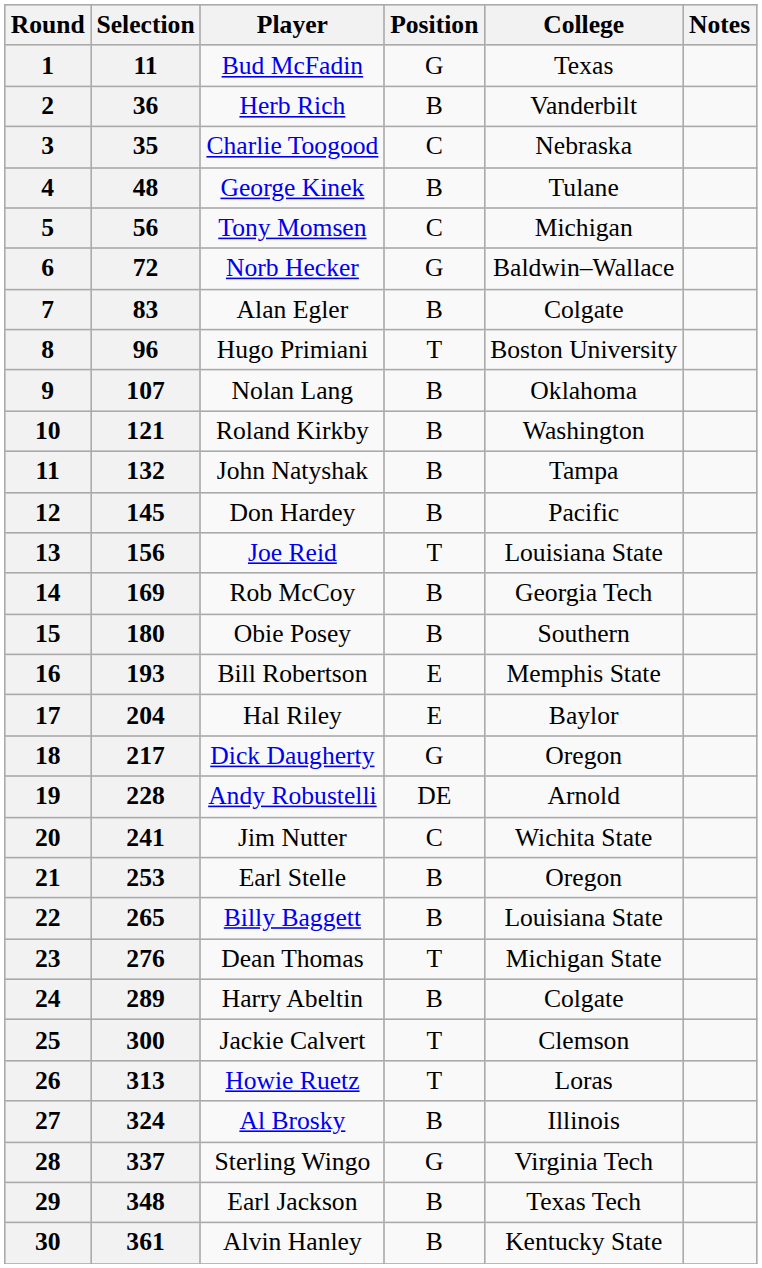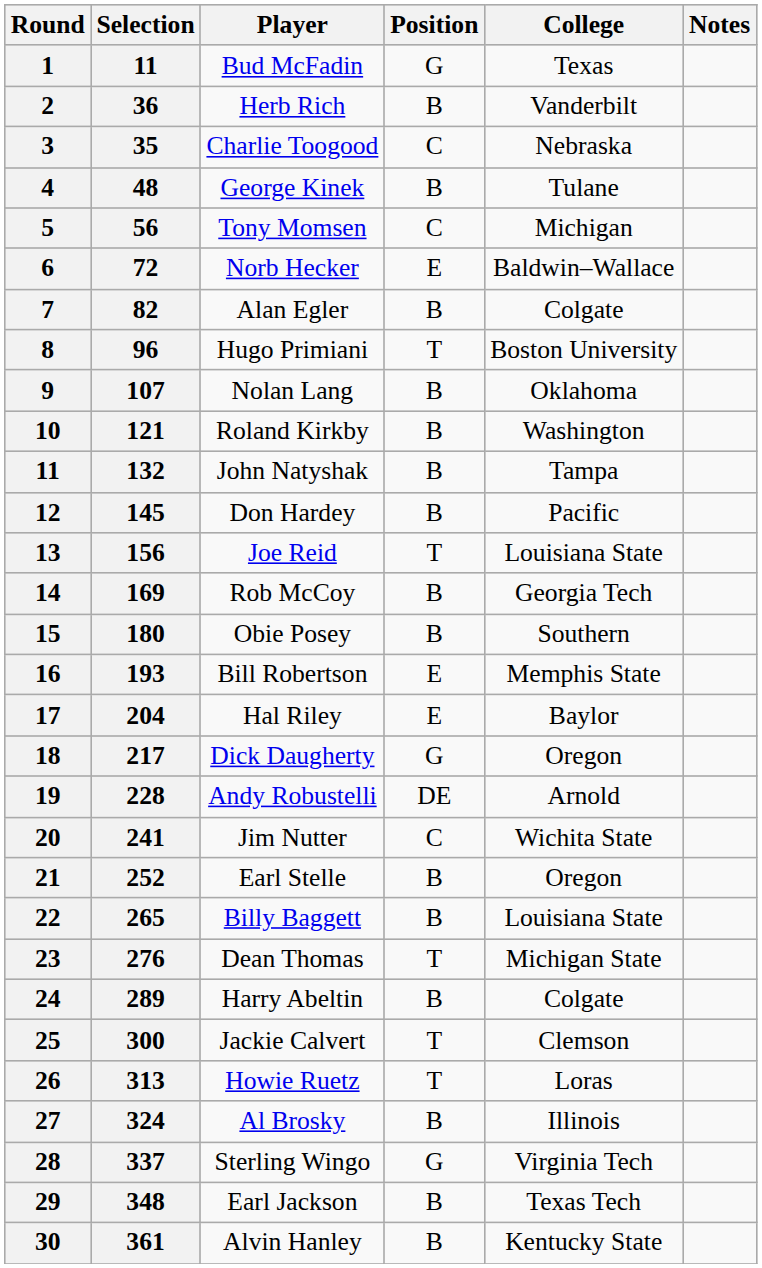(434, 268) G -> (434, 268) E
(146, 308) 83 -> (146, 308) 82
(146, 877) 253 -> (146, 877) 252
